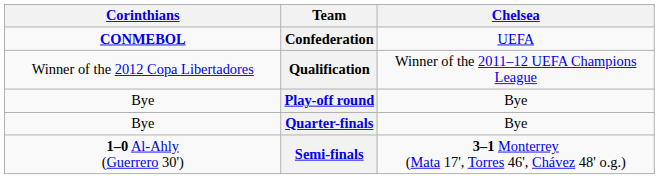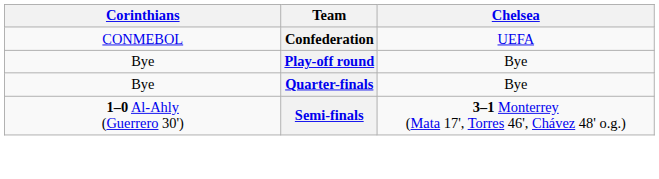(143, 38) bold -> (143, 38) normal
- row: (329, 69)
